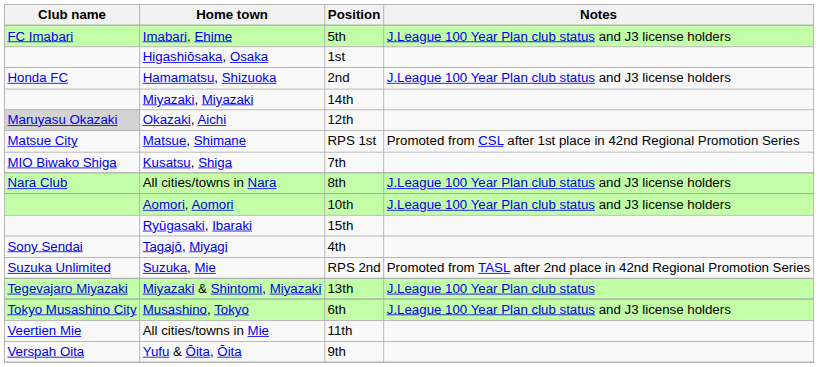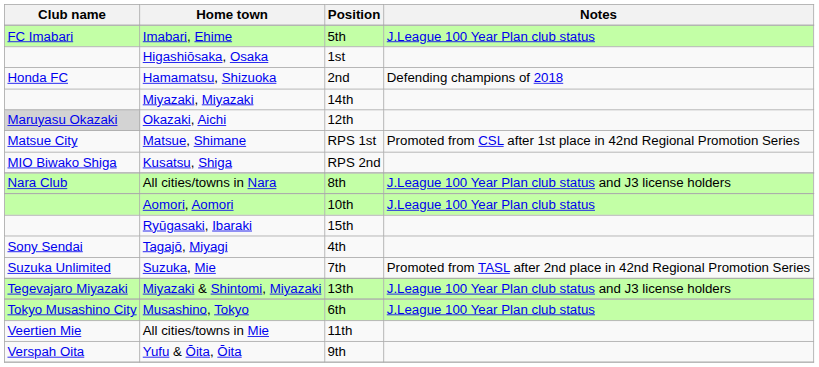(559, 36) J.League 100 Year Plan club status and J3 license holders -> (491, 36) J.League 100 Year Plan club status
(559, 78) J.League 100 Year Plan club status and J3 license holders -> (475, 78) Defending champions of 2018
(337, 162) 7th -> (354, 162) RPS 2nd
(559, 204) J.League 100 Year Plan club status and J3 license holders -> (491, 204) J.League 100 Year Plan club status
(354, 267) RPS 2nd -> (337, 267) 7th
(491, 288) J.League 100 Year Plan club status -> (559, 288) J.League 100 Year Plan club status and J3 license holders
(559, 309) J.League 100 Year Plan club status and J3 license holders -> (491, 309) J.League 100 Year Plan club status
